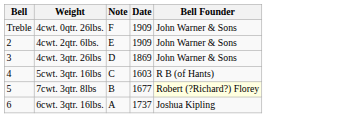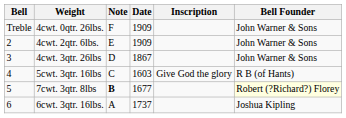+ column: (194, 12)
(142, 58) 1869 -> (142, 58) 1867
(111, 89) normal -> (111, 89) bold
